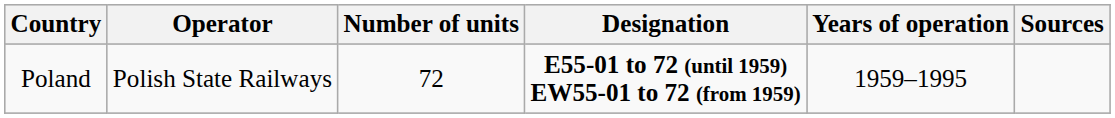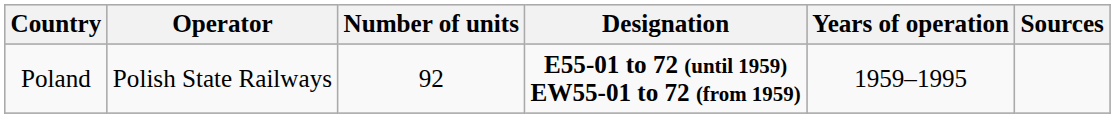(431, 78) 72 -> (431, 78) 92
